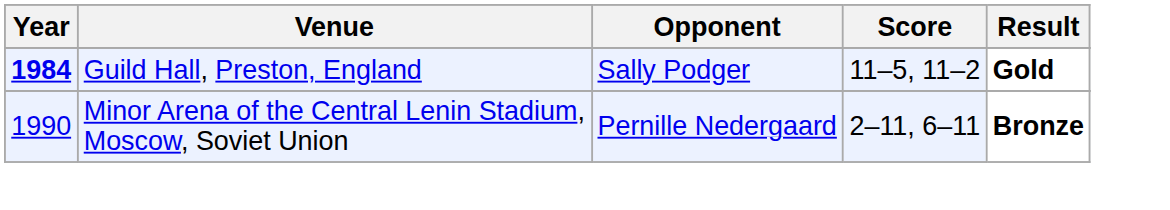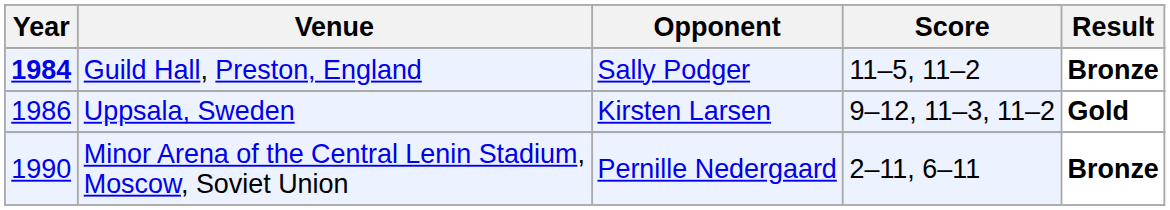(1023, 69) Gold -> (1113, 69) Bronze
+ row: (189, 112)
